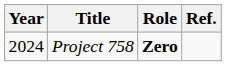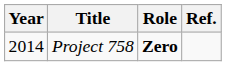(26, 46) 2024 -> (26, 46) 2014
